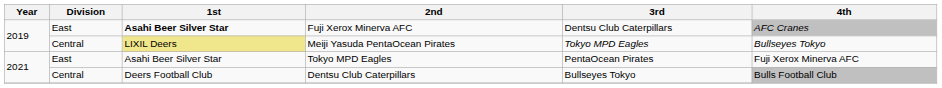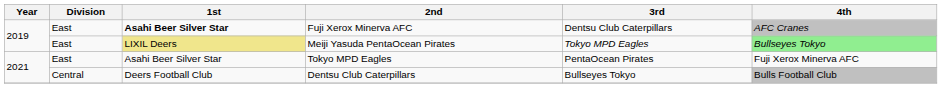(68, 43) Central -> (62, 43) East
(790, 43) no background -> (790, 43) lightgreen background
